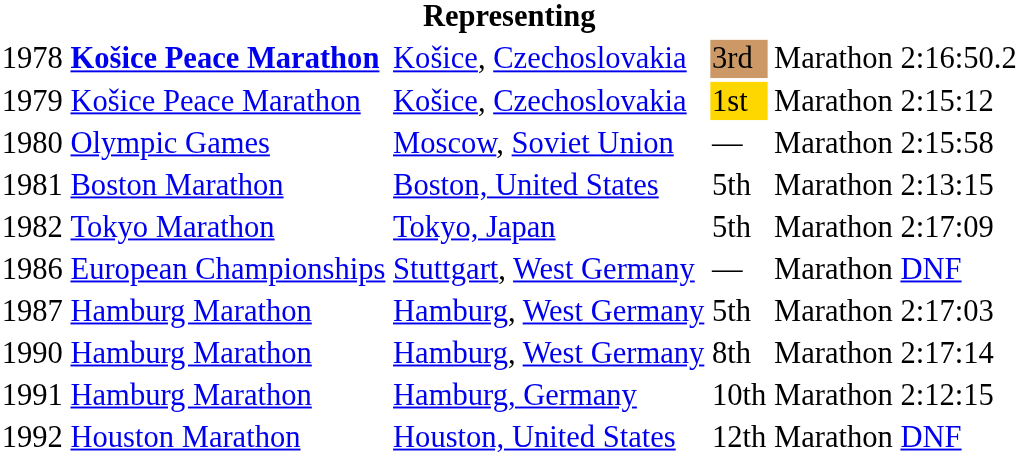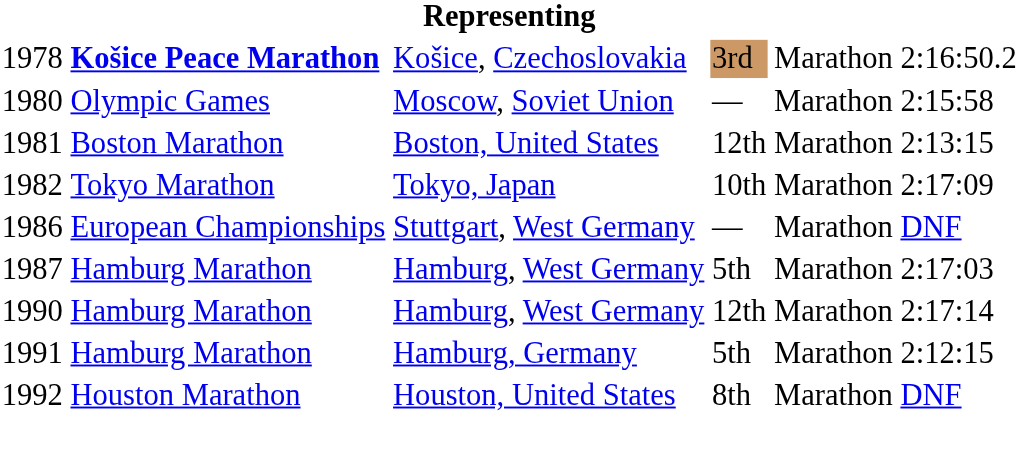- row: (32, 100)
(732, 184) 5th -> (739, 142) 12th
(732, 226) 5th -> (739, 184) 10th
(732, 352) 8th -> (739, 310) 12th
(739, 394) 10th -> (732, 352) 5th
(739, 436) 12th -> (732, 394) 8th
